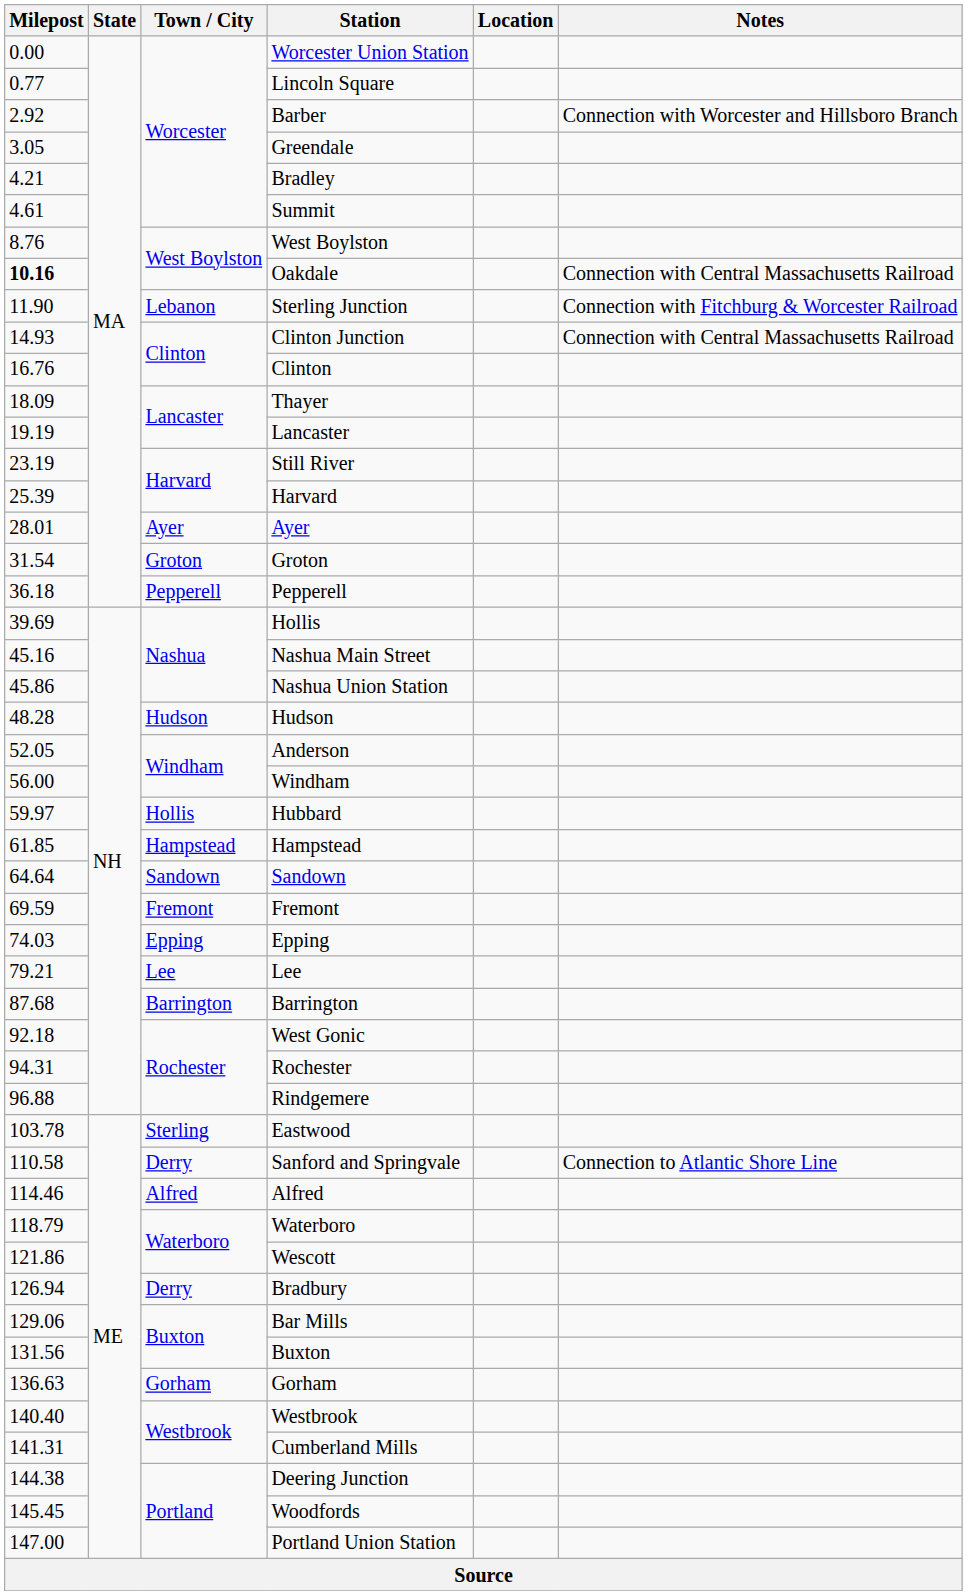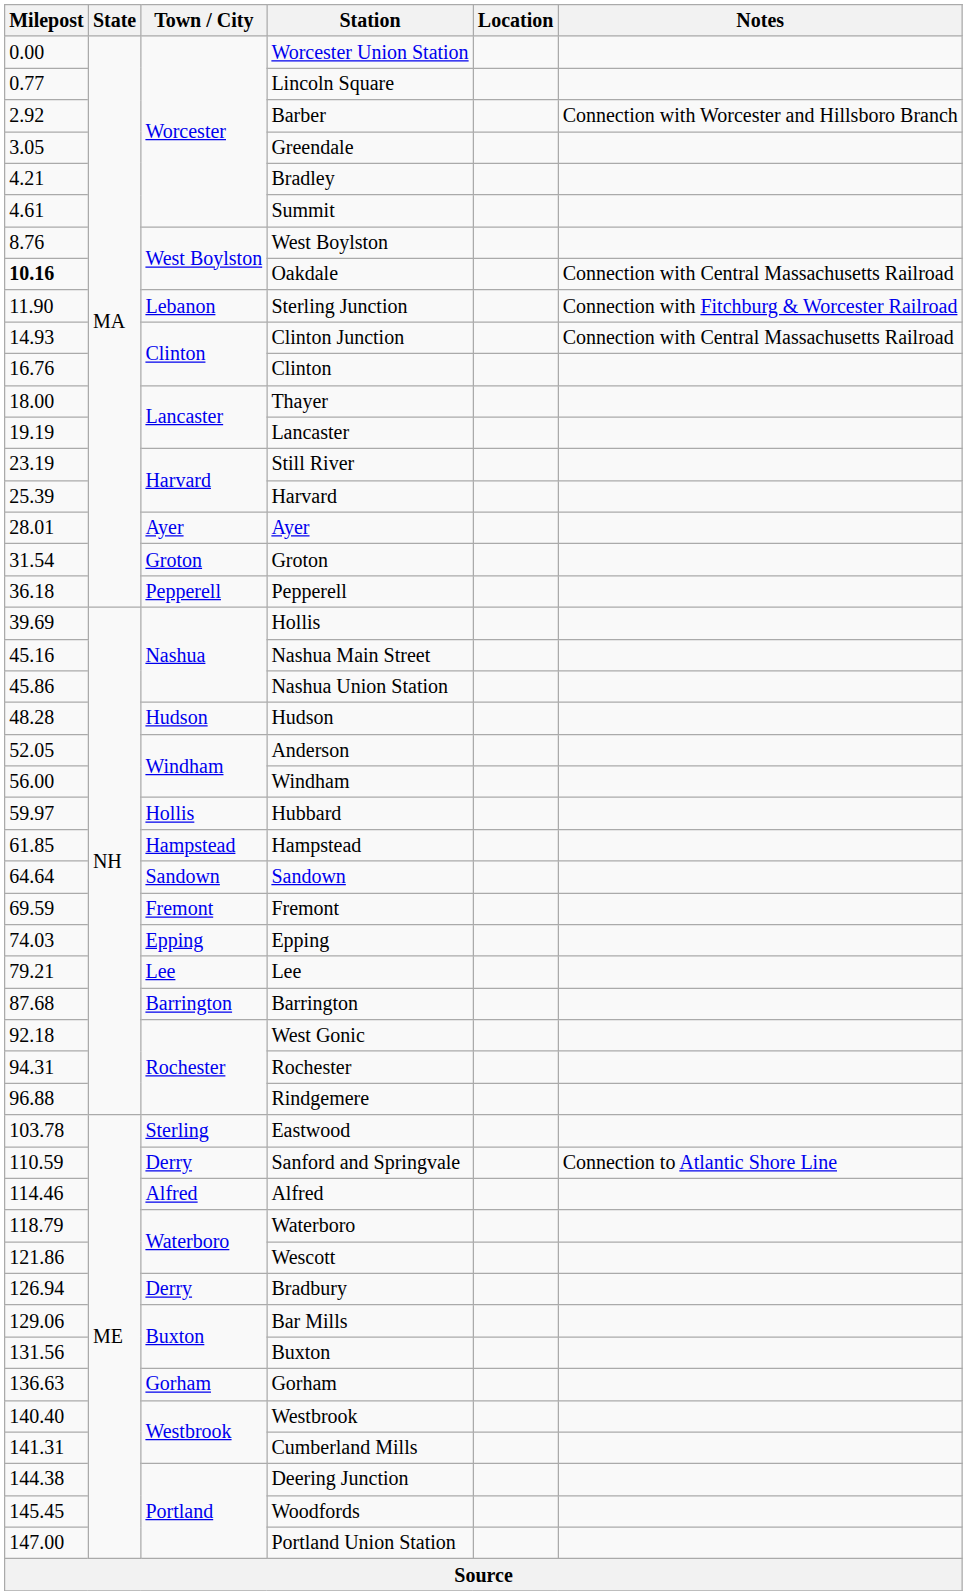(32, 400) 18.09 -> (32, 400) 18.00
(36, 1162) 110.58 -> (36, 1162) 110.59
